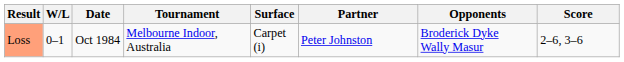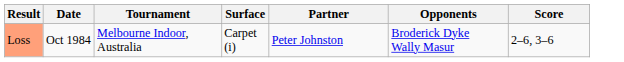- column: (58, 14)
